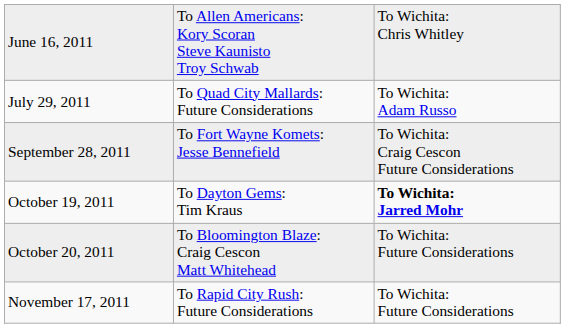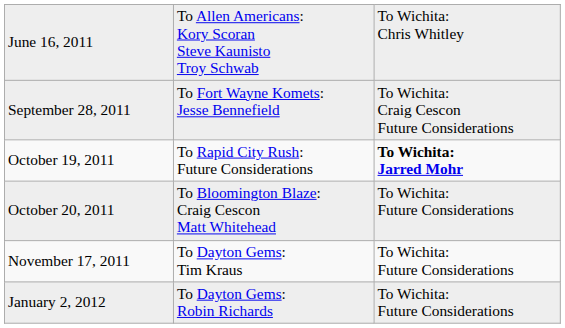- row: (49, 101)
(231, 202) To Dayton Gems: Tim Kraus -> (245, 160) To Rapid City Rush: Future Considerations
(245, 302) To Rapid City Rush: Future Considerations -> (231, 260) To Dayton Gems: Tim Kraus
+ row: (57, 302)
